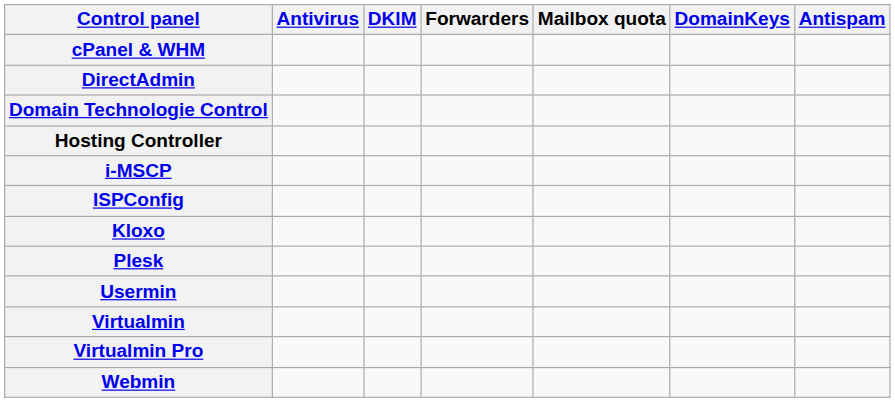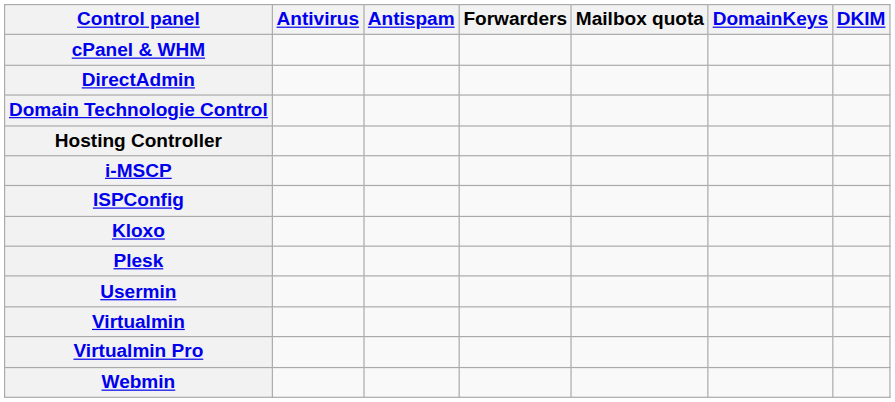columns swapped: (842, 19) <-> (392, 19)
